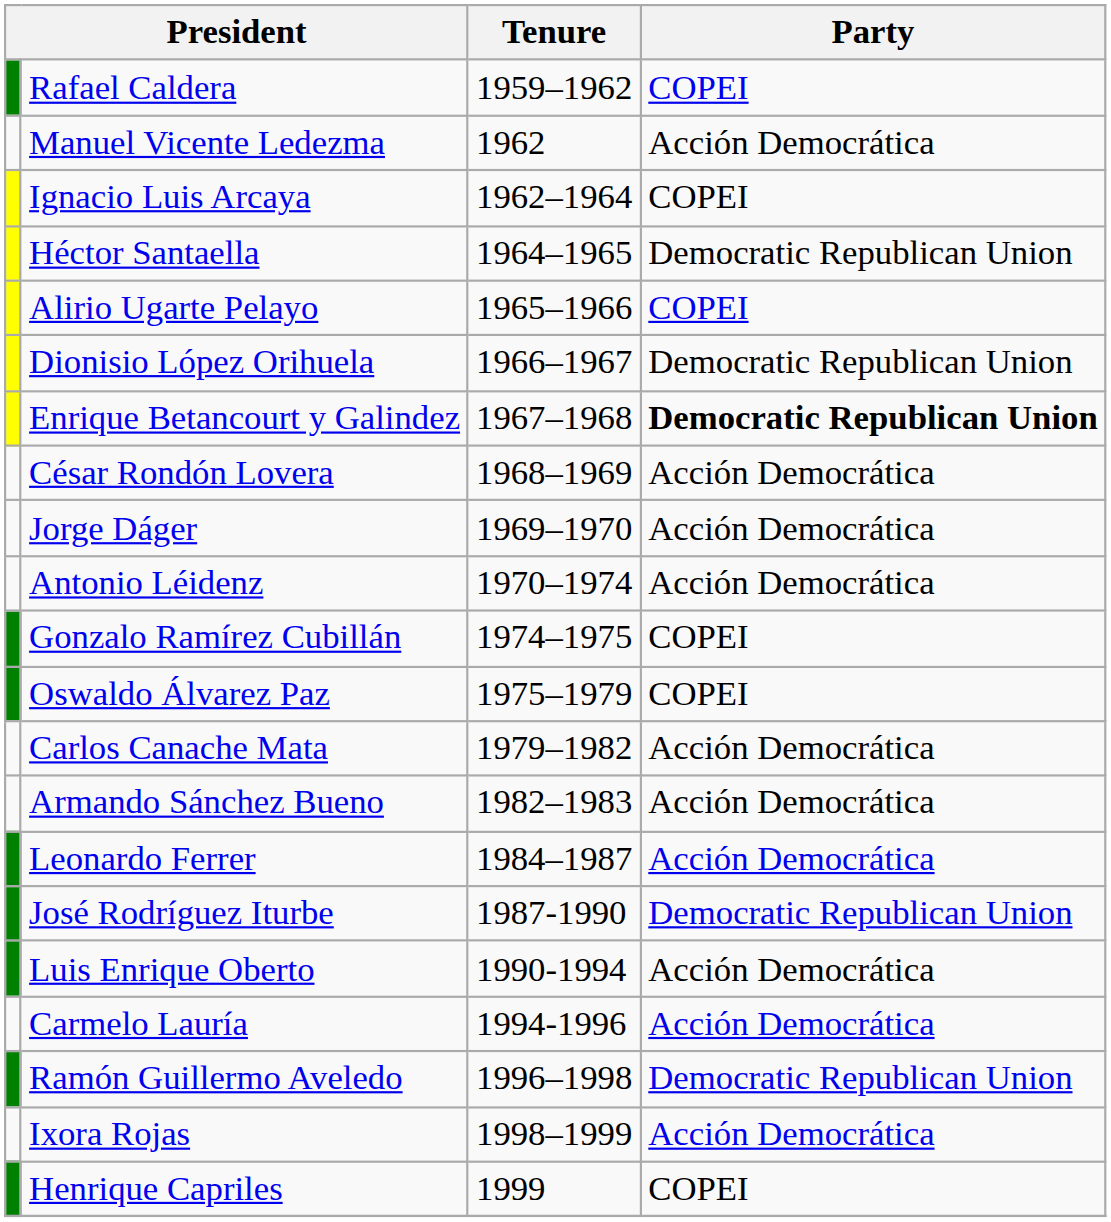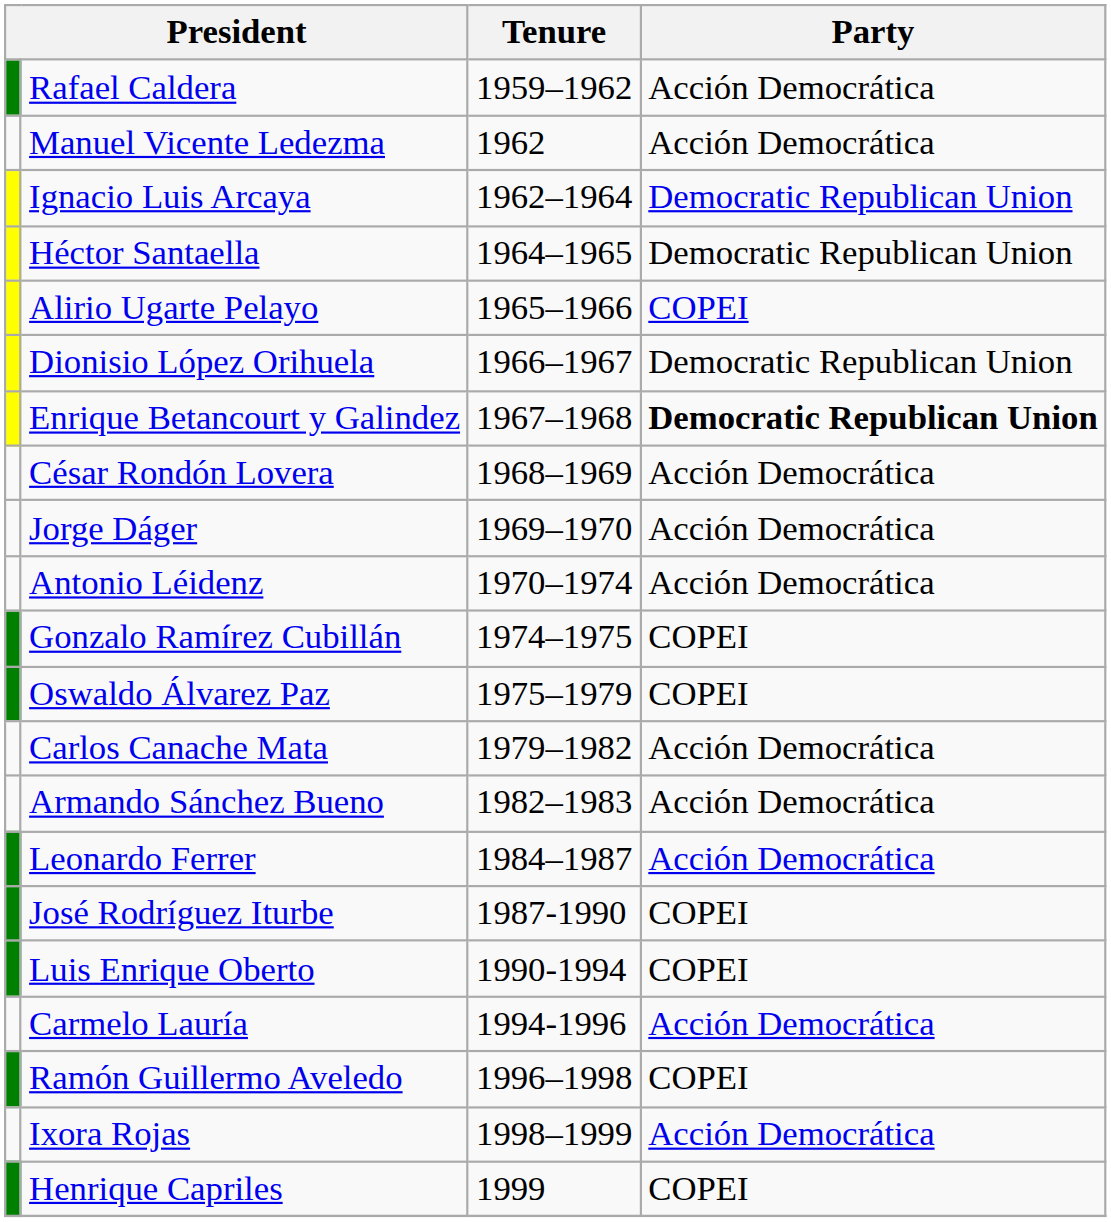(698, 87) COPEI -> (791, 87) Acción Democrática
(698, 197) COPEI -> (860, 197) Democratic Republican Union
(860, 913) Democratic Republican Union -> (698, 913) COPEI
(791, 968) Acción Democrática -> (698, 968) COPEI
(860, 1078) Democratic Republican Union -> (698, 1078) COPEI
